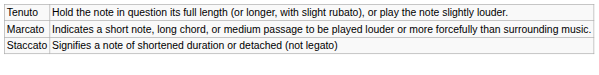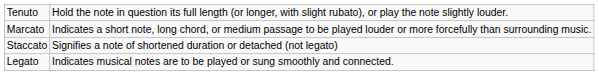+ row: (23, 62)
